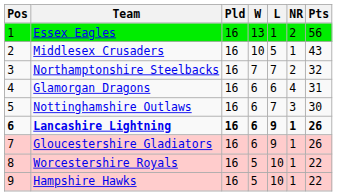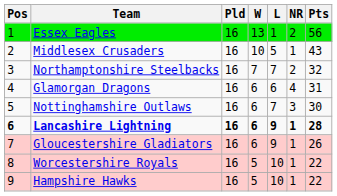(315, 126) 26 -> (315, 126) 28
